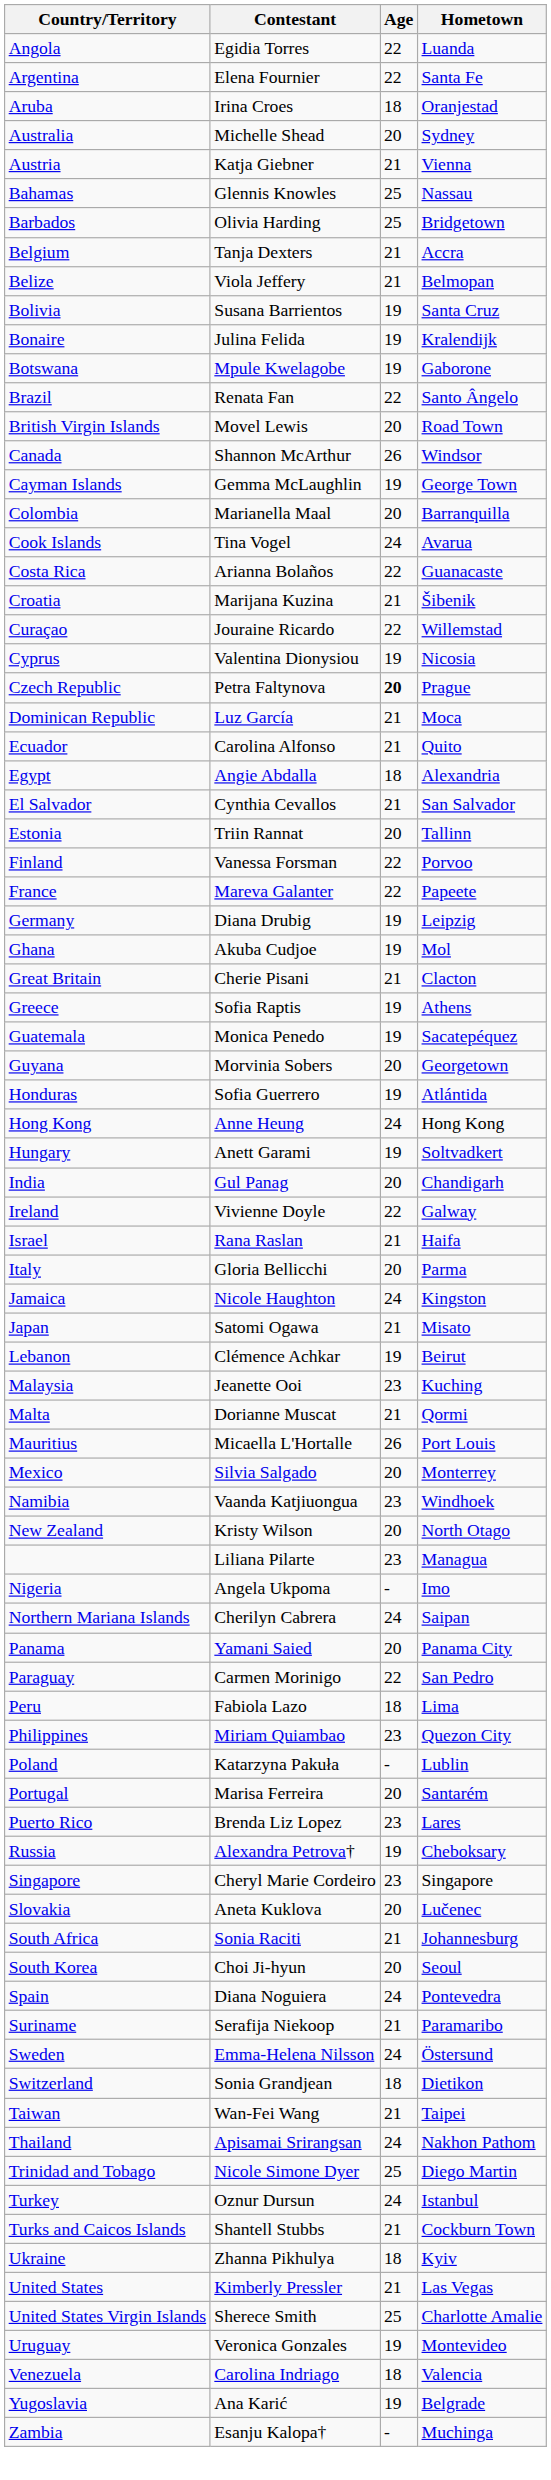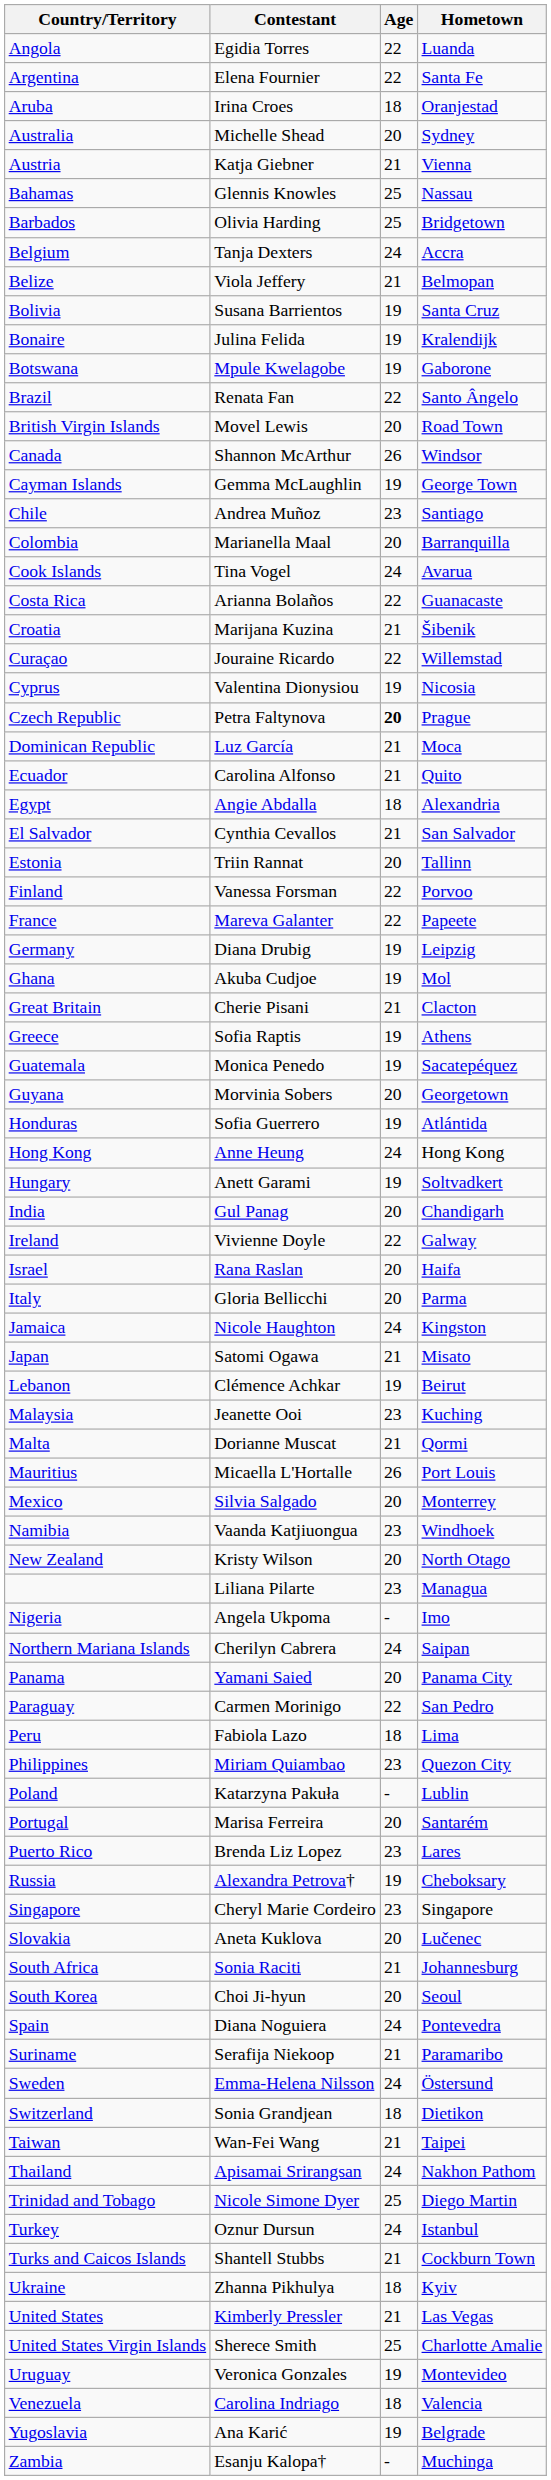(393, 251) 21 -> (393, 251) 24
+ row: (28, 513)
(393, 1240) 21 -> (393, 1269) 20
